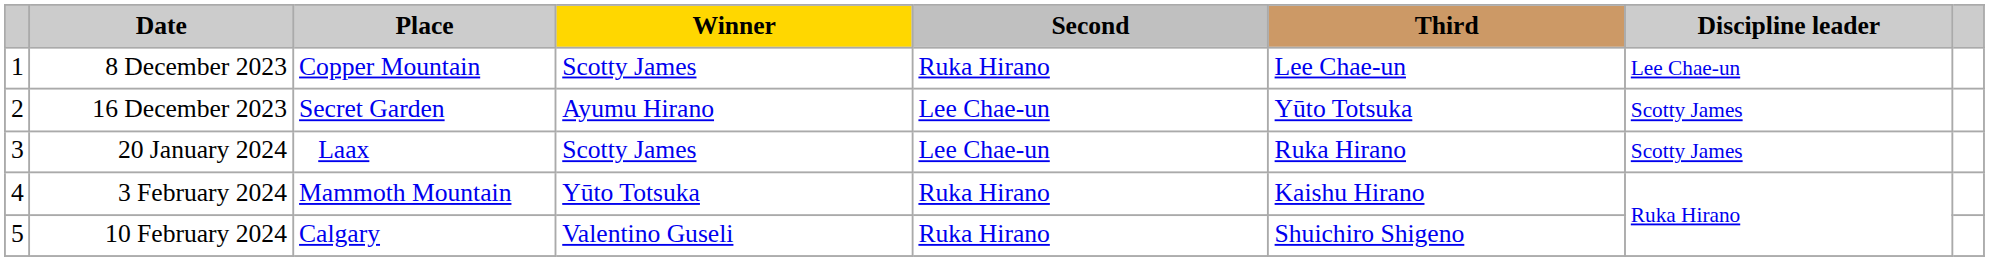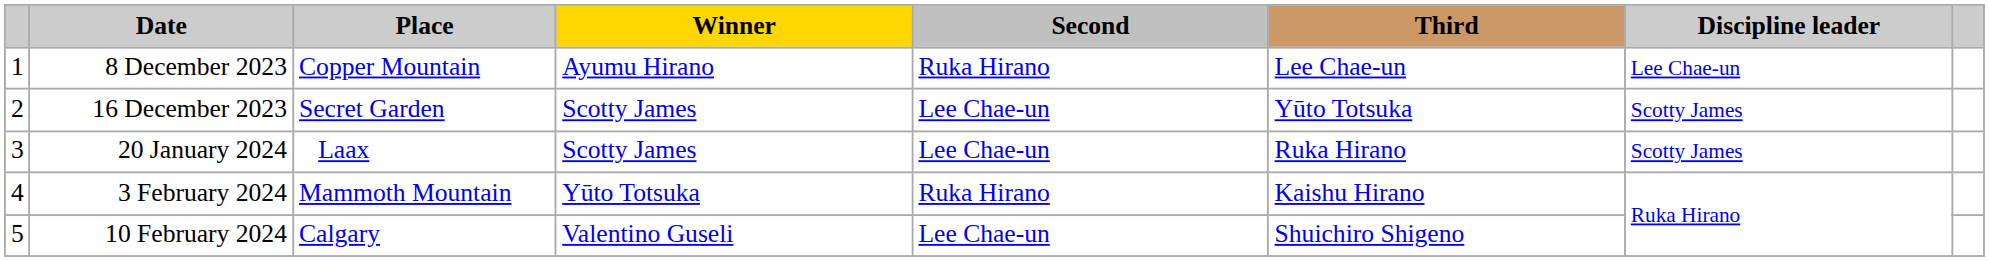(629, 67) Scotty James -> (638, 67) Ayumu Hirano
(638, 108) Ayumu Hirano -> (629, 108) Scotty James
(984, 234) Ruka Hirano -> (984, 234) Lee Chae-un
